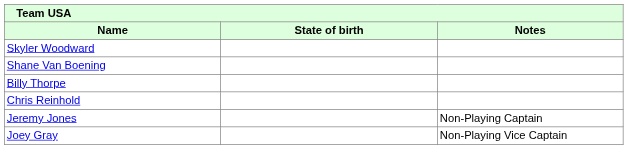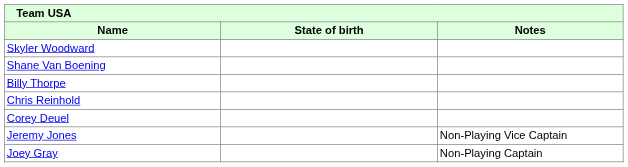+ row: (38, 118)
(491, 118) Non-Playing Captain -> (504, 135) Non-Playing Vice Captain
(504, 135) Non-Playing Vice Captain -> (491, 153) Non-Playing Captain
